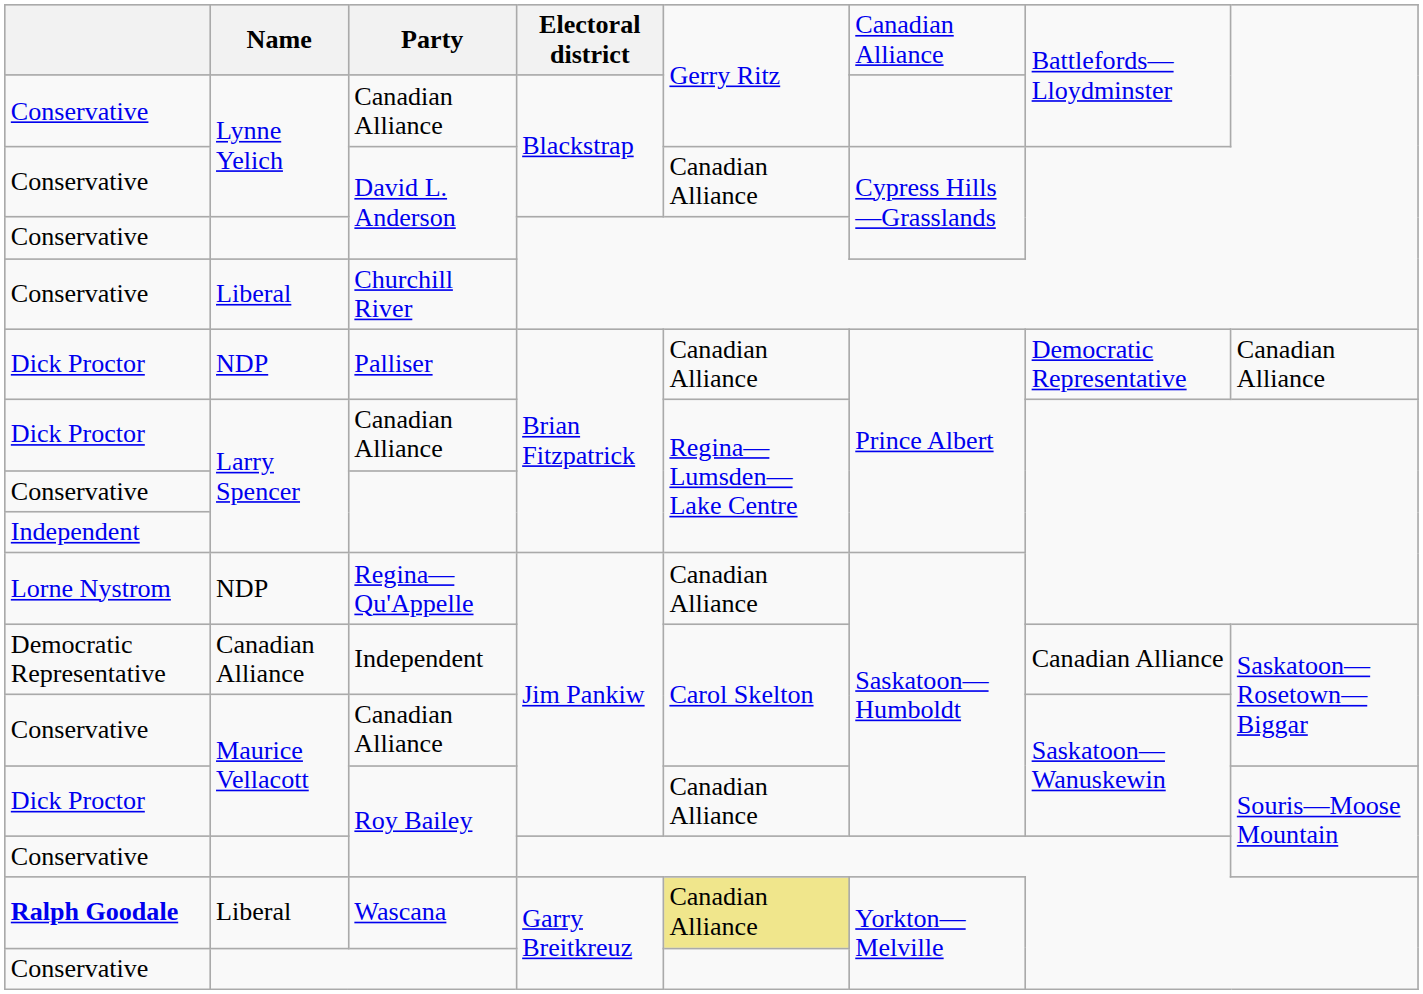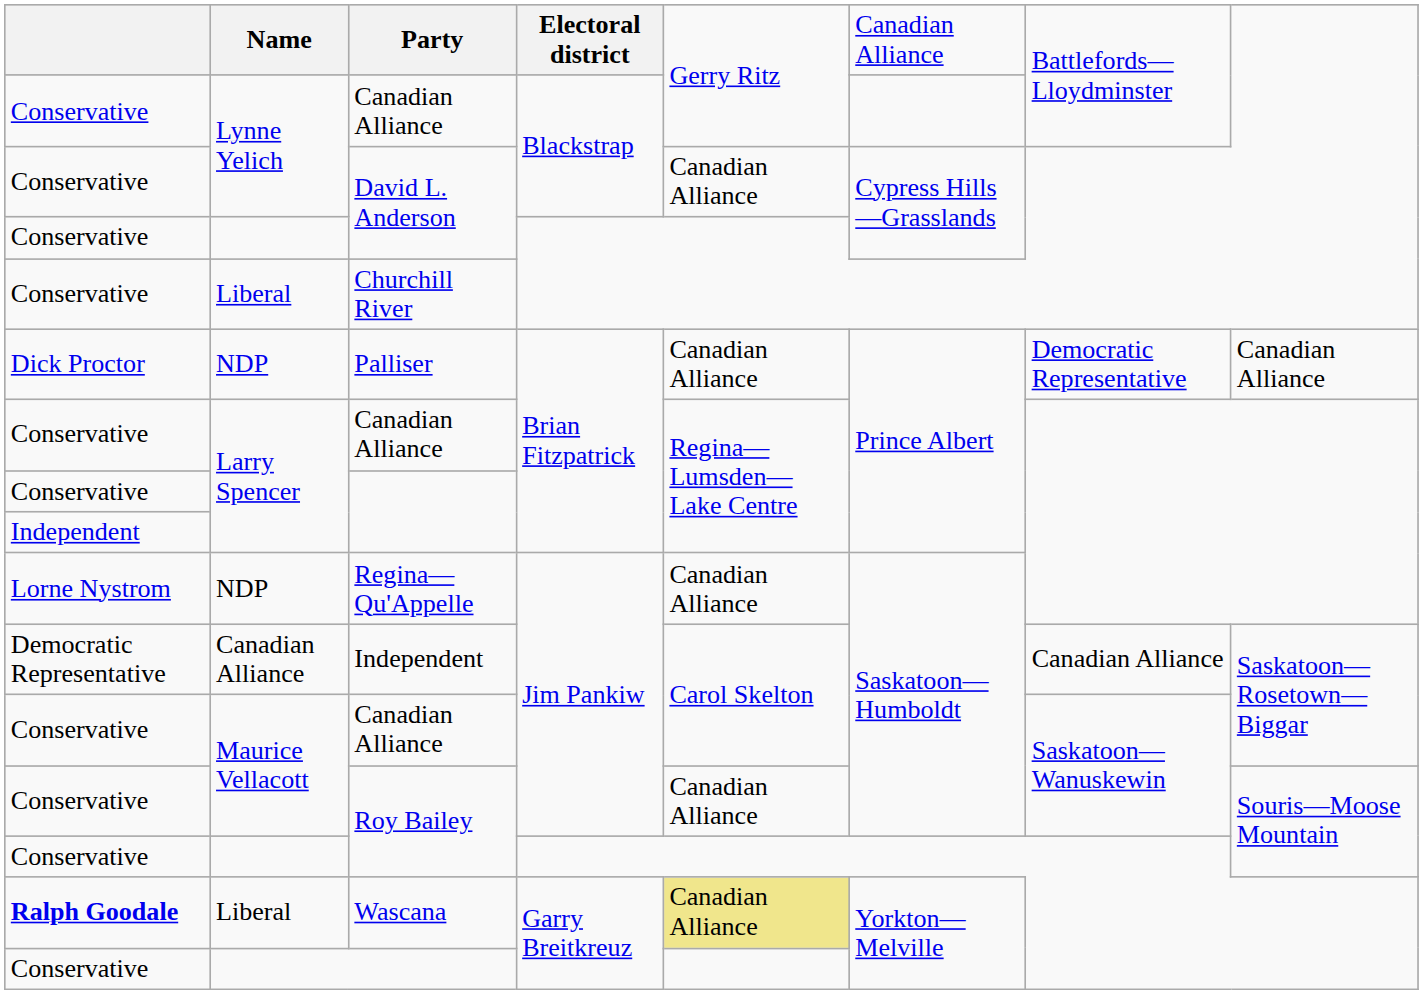(78, 434) Dick Proctor -> (80, 434) Conservative
(78, 800) Dick Proctor -> (80, 800) Conservative
